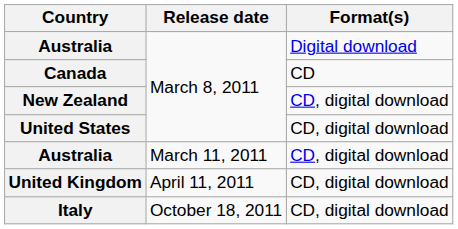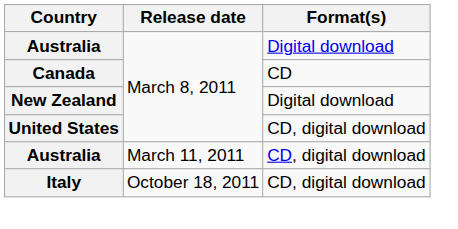(369, 100) CD, digital download -> (331, 100) Digital download
- row: (75, 182)
